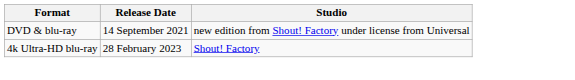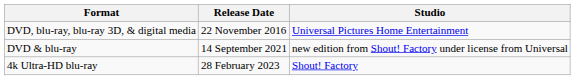+ row: (101, 30)
